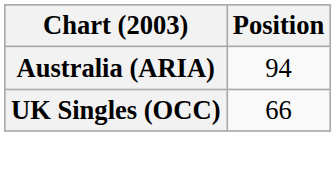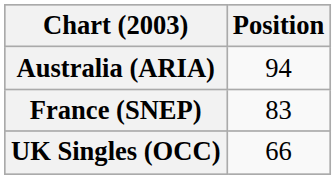+ row: (116, 109)
